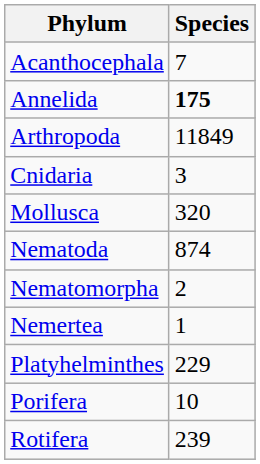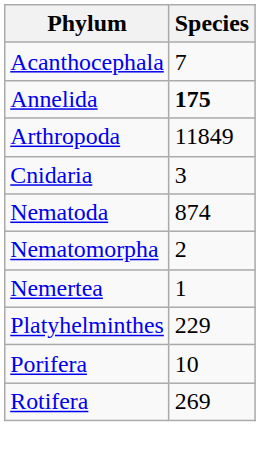- row: (55, 212)
(193, 439) 239 -> (193, 401) 269
